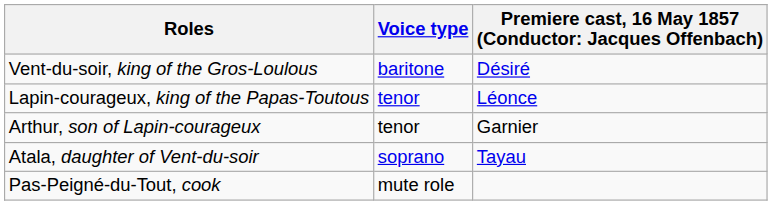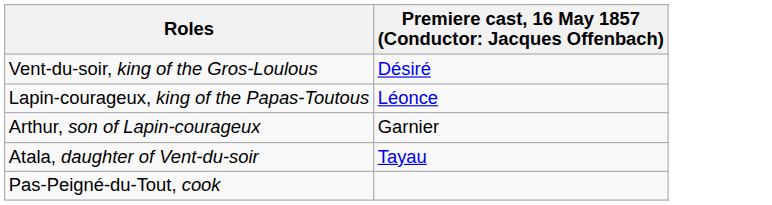- column: (423, 29)
